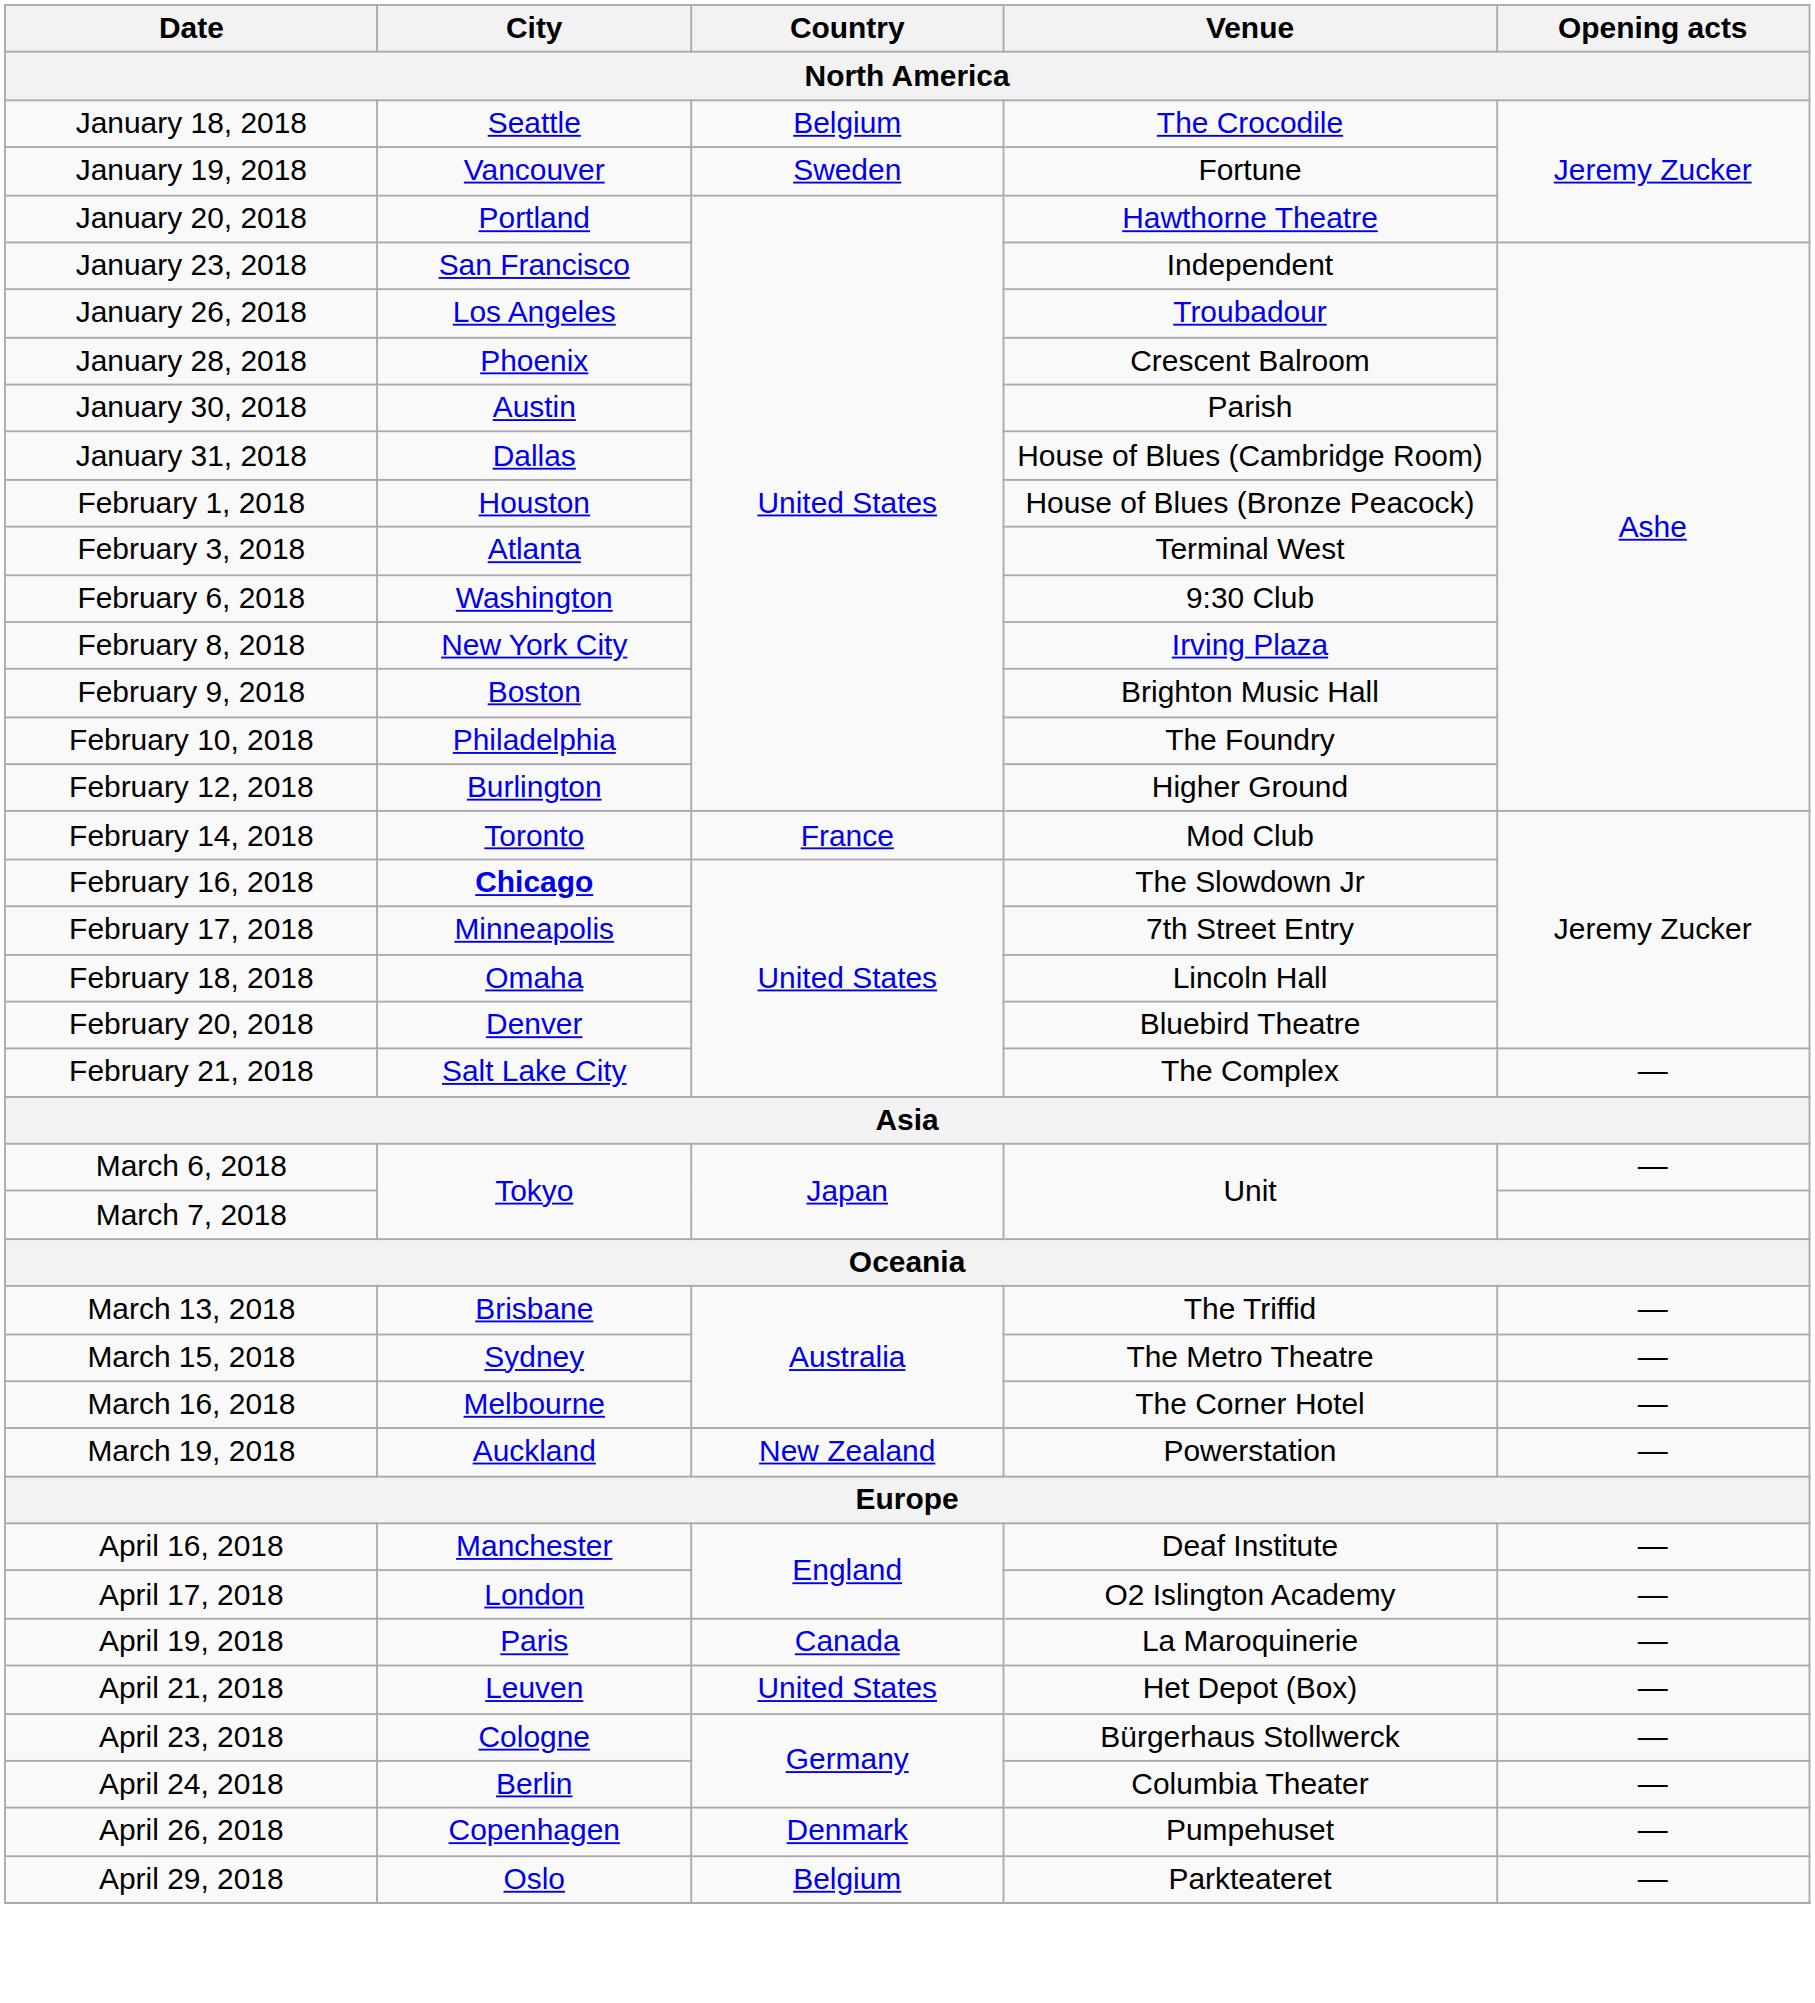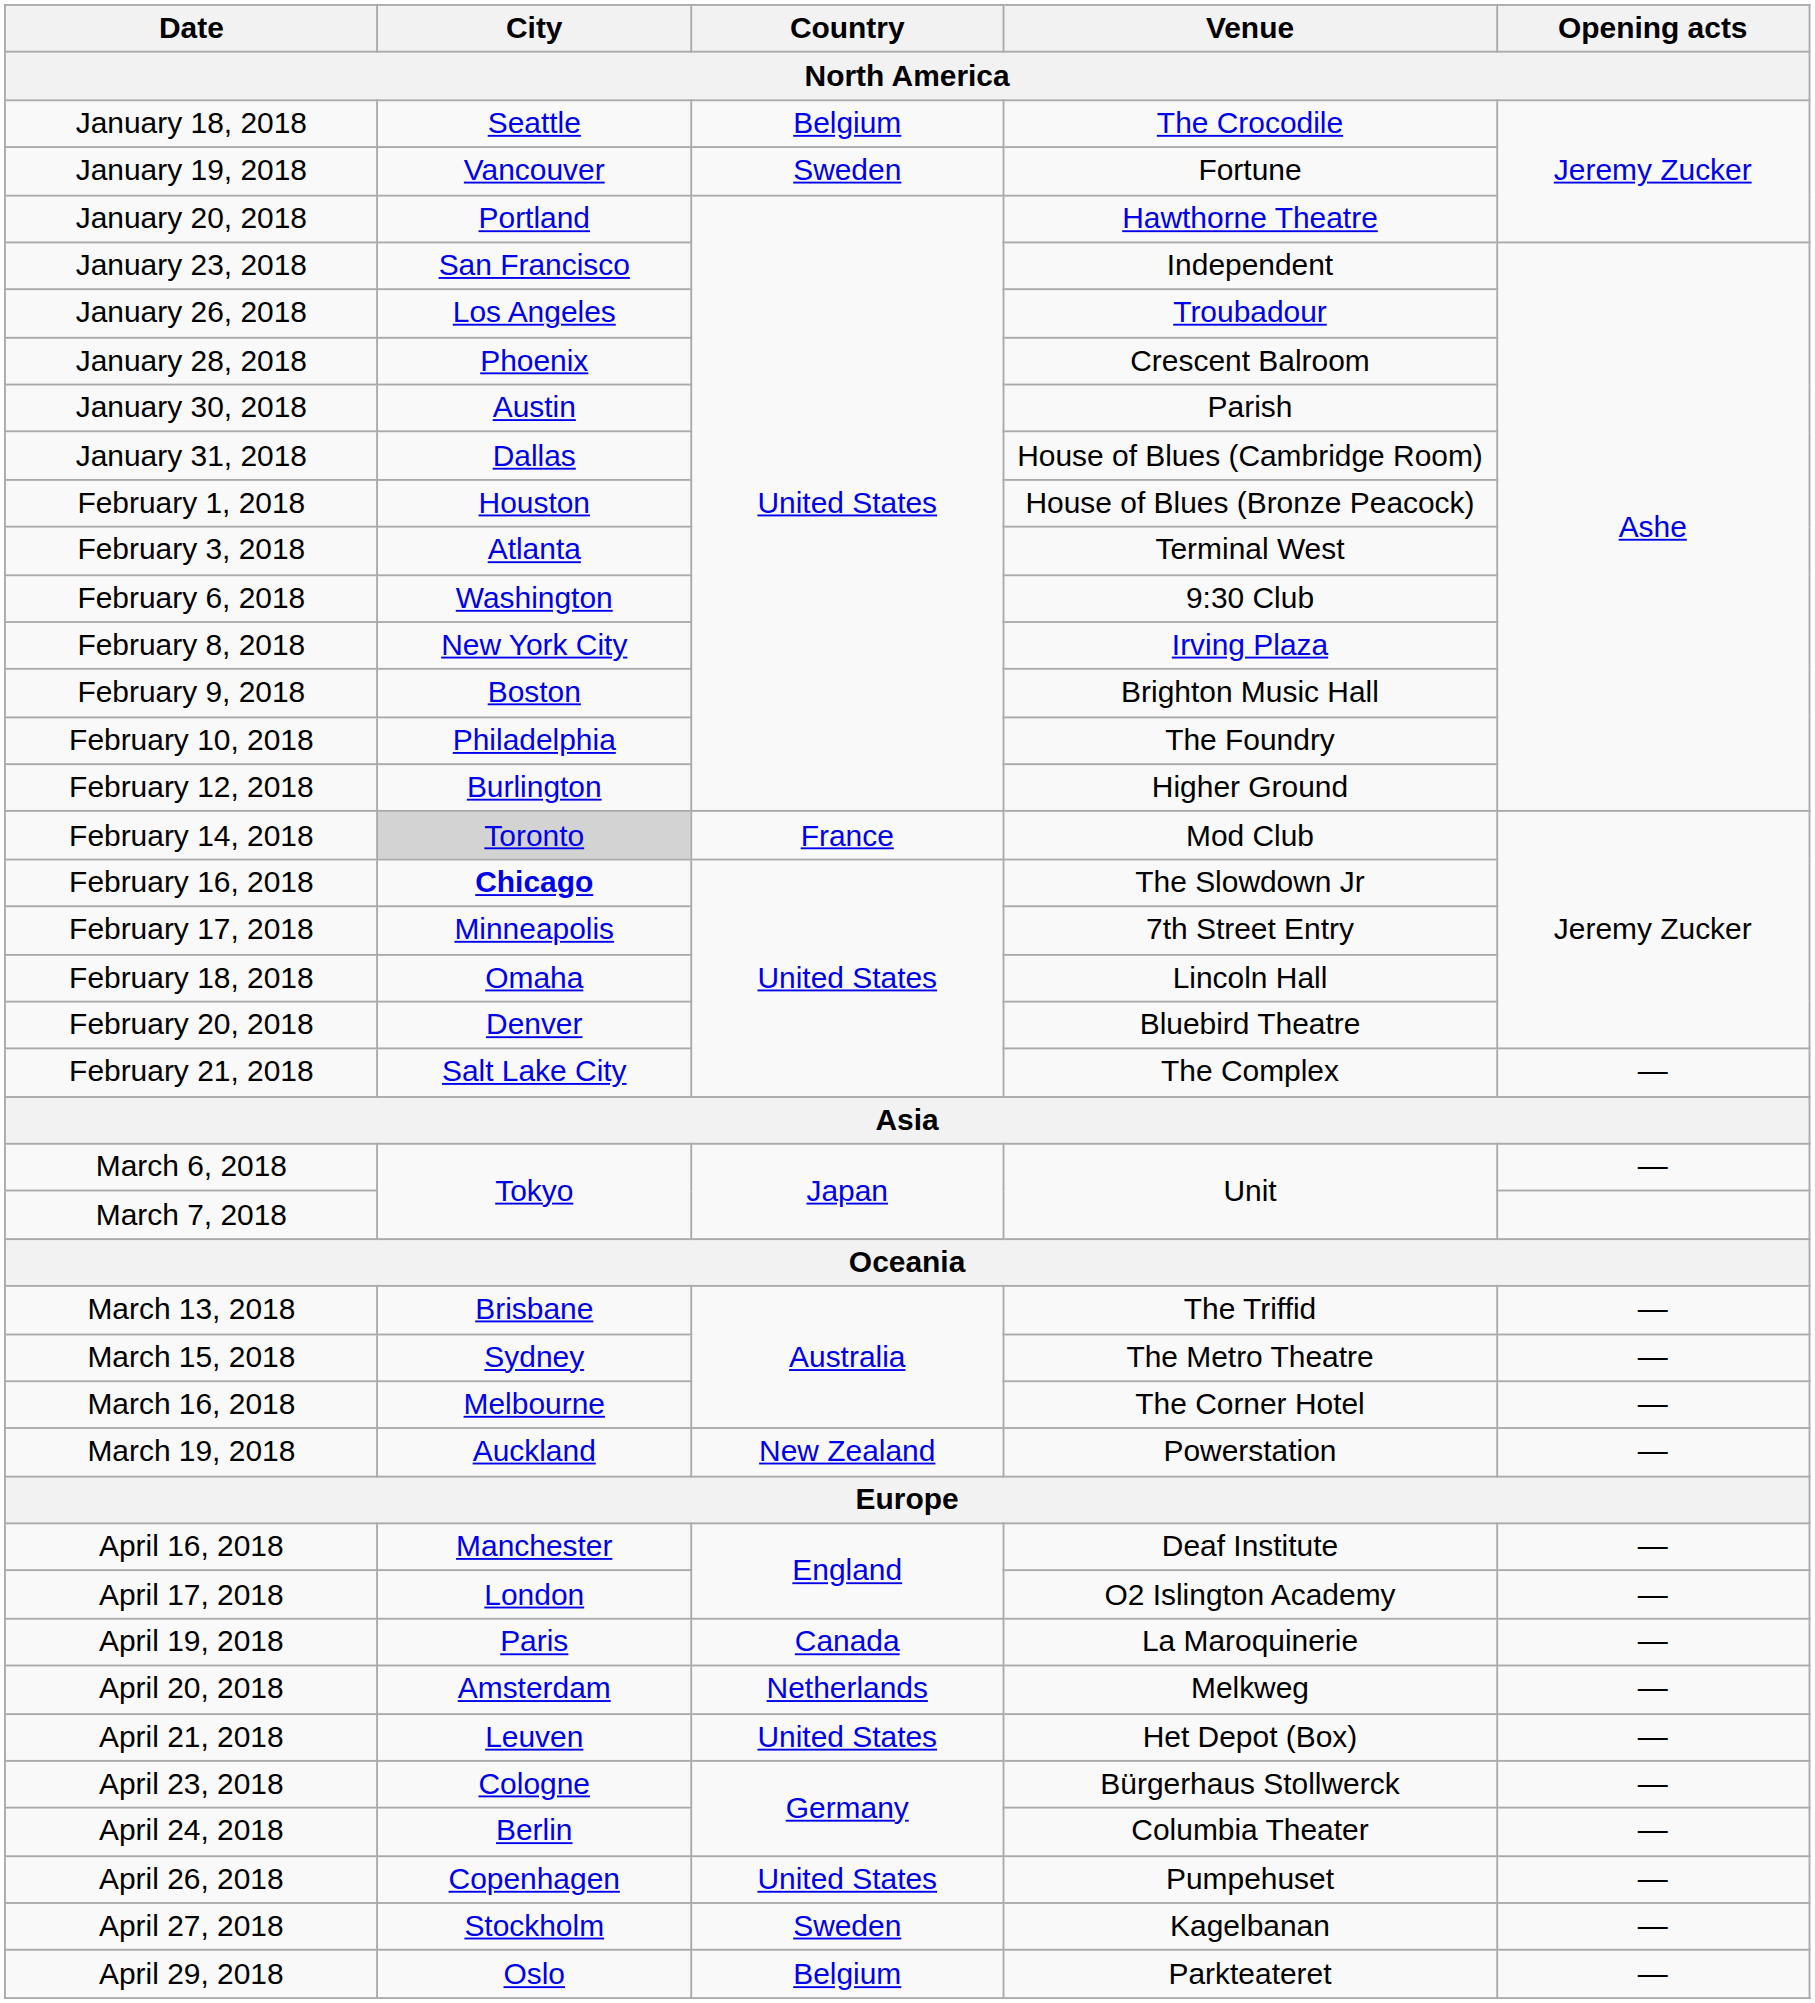(534, 834) no background -> (534, 834) lightgrey background
+ row: (191, 1689)
(847, 1831) Denmark -> (847, 1878) United States
+ row: (191, 1926)
